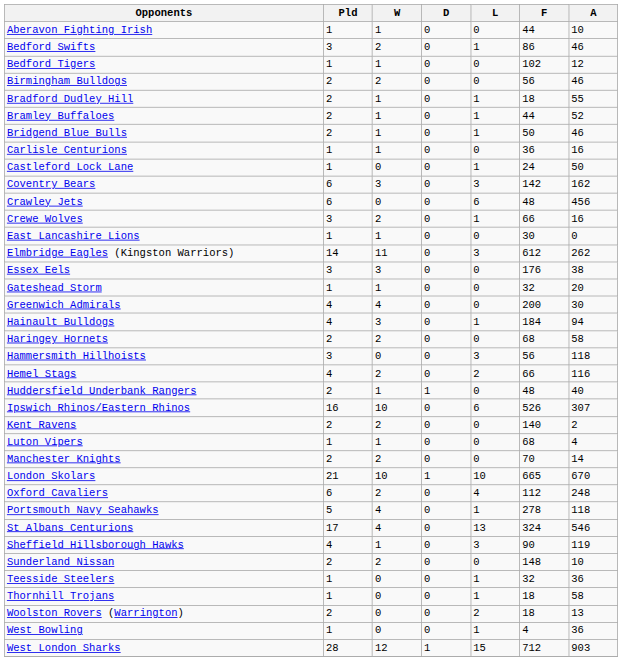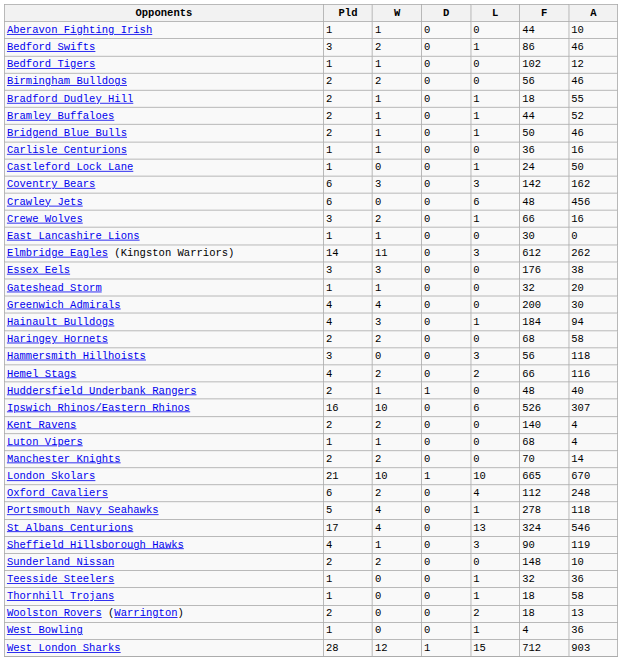(574, 425) 2 -> (574, 425) 4
